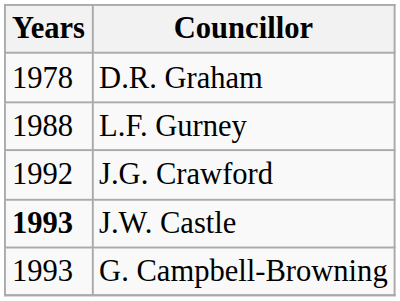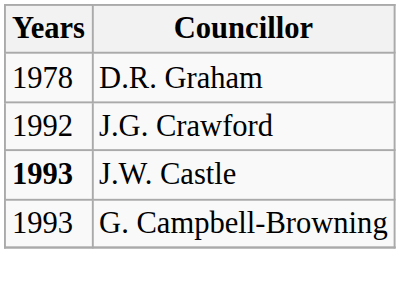- row: (173, 125)
